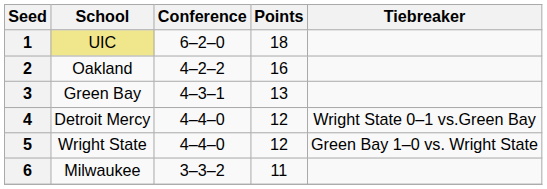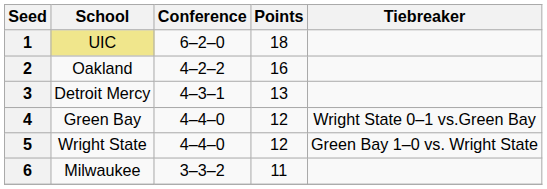(102, 94) Green Bay -> (102, 94) Detroit Mercy
(102, 119) Detroit Mercy -> (102, 119) Green Bay
